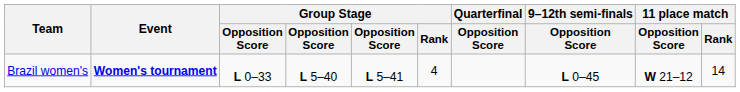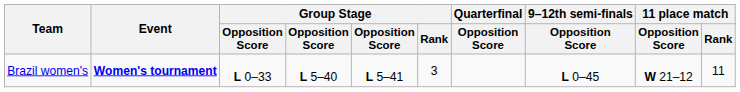(434, 71) 4 -> (434, 71) 3
(718, 71) 14 -> (718, 71) 11
